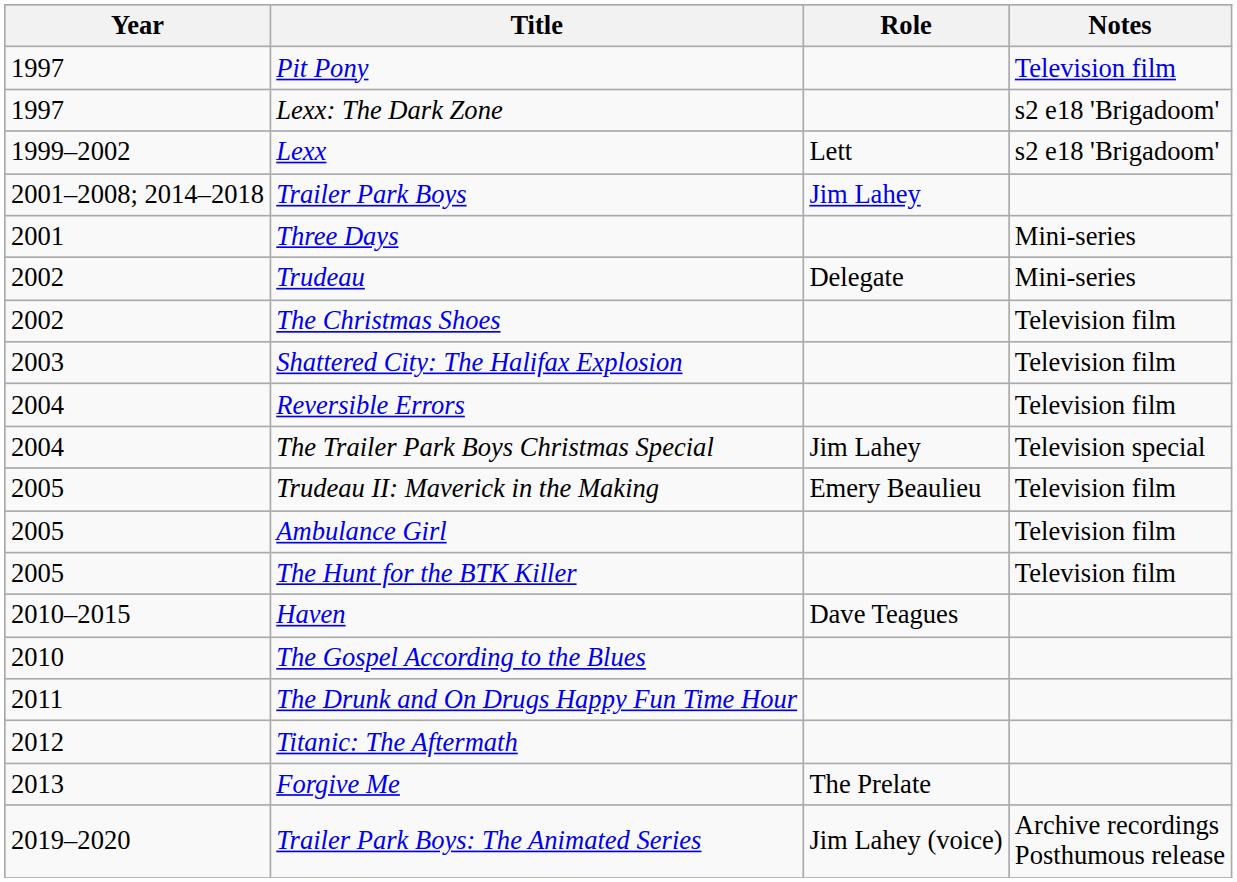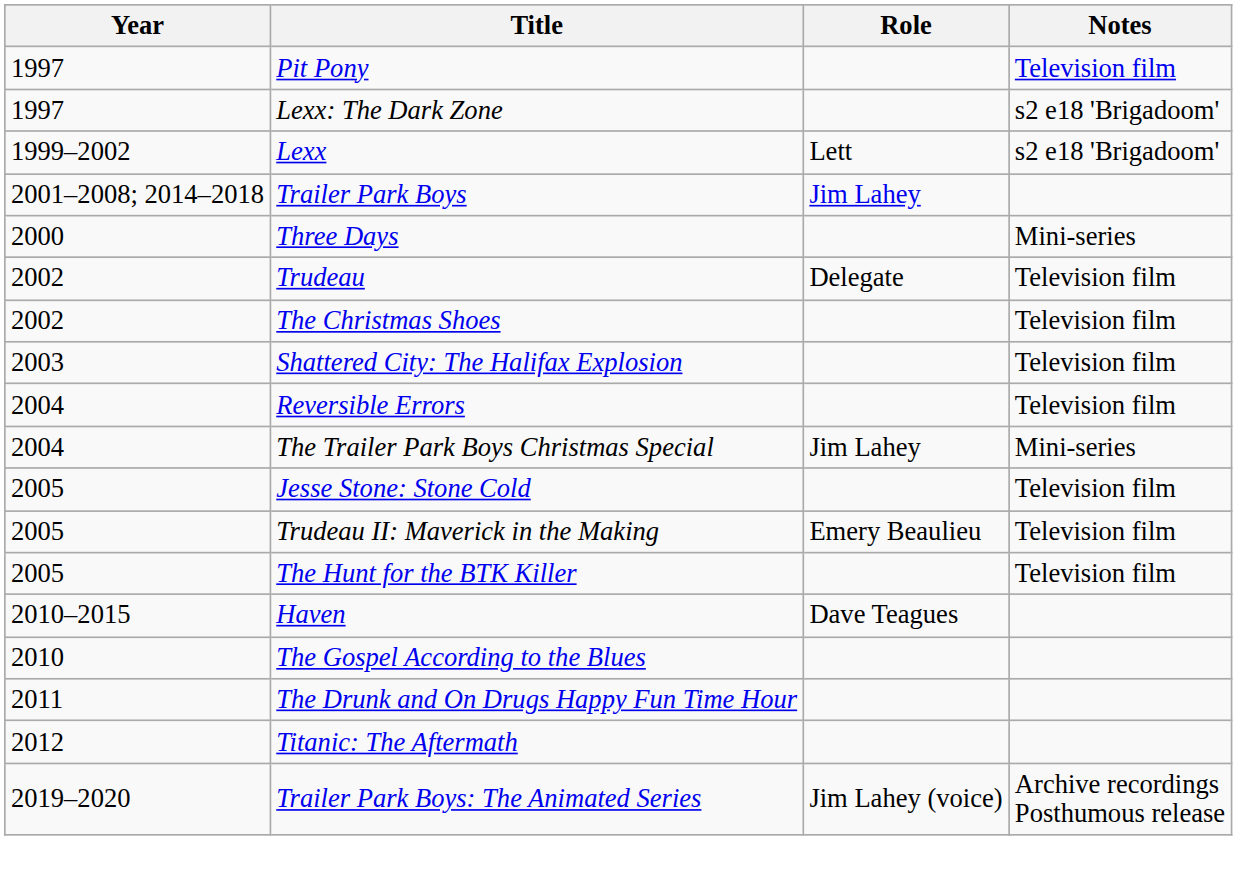(38, 236) 2001 -> (38, 236) 2000
(1075, 278) Mini-series -> (1095, 278) Television film
(1110, 446) Television special -> (1075, 446) Mini-series
+ row: (404, 488)
- row: (361, 531)
- row: (338, 783)
